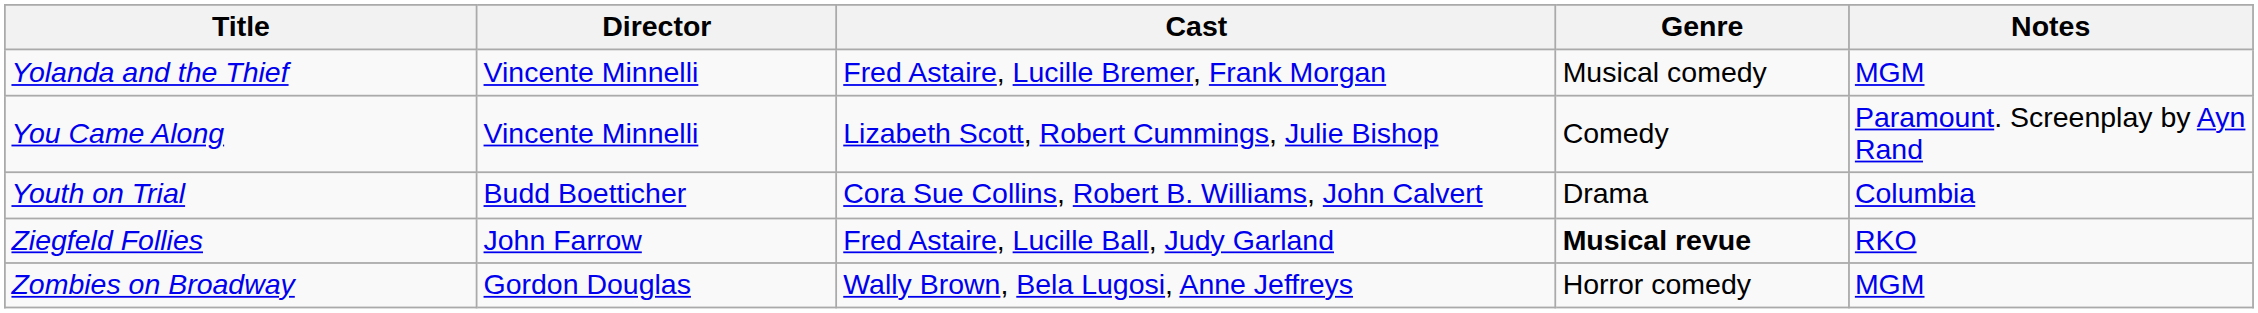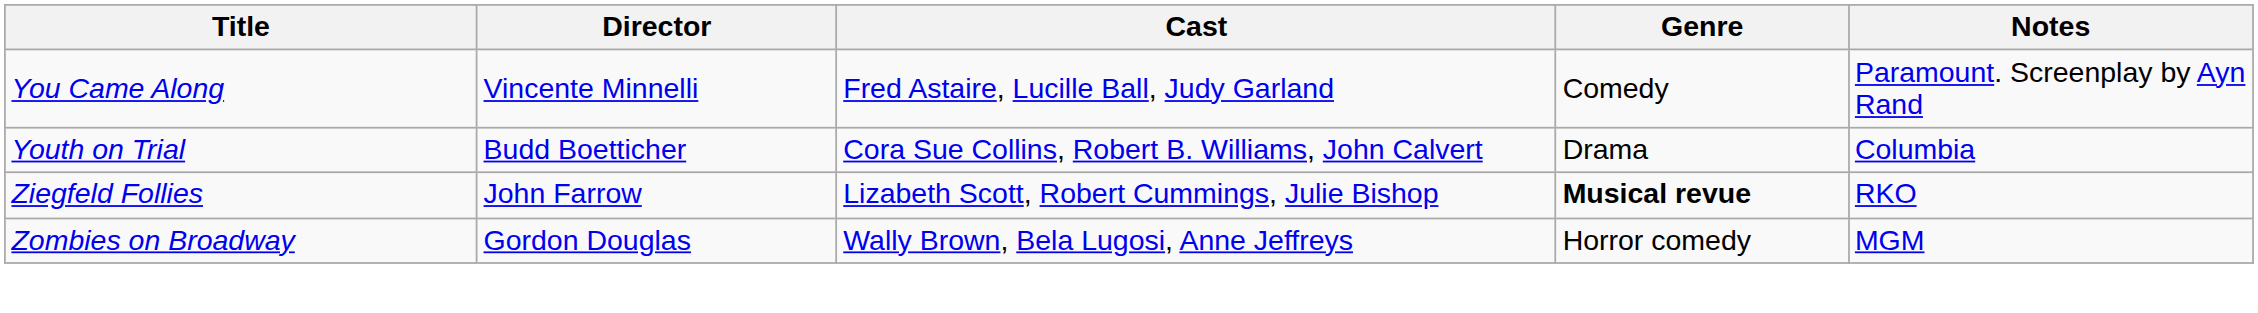- row: (150, 72)
(1141, 133) Lizabeth Scott, Robert Cummings, Julie Bishop -> (1089, 88) Fred Astaire, Lucille Ball, Judy Garland
(1089, 239) Fred Astaire, Lucille Ball, Judy Garland -> (1141, 194) Lizabeth Scott, Robert Cummings, Julie Bishop
